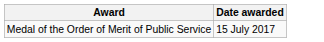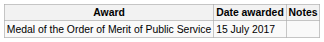+ column: (303, 12)
